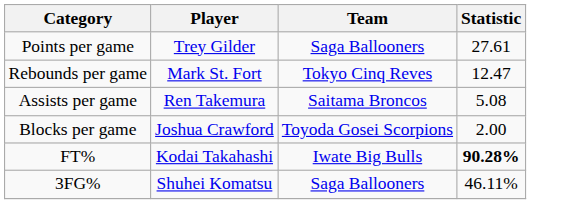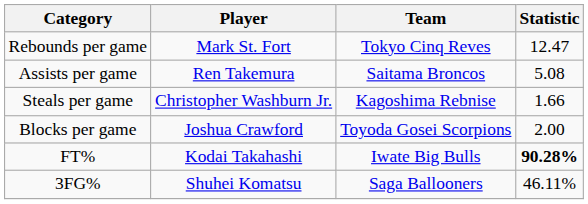- row: (78, 45)
+ row: (78, 101)
